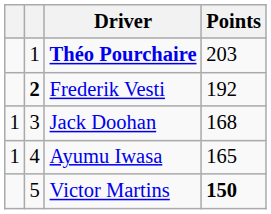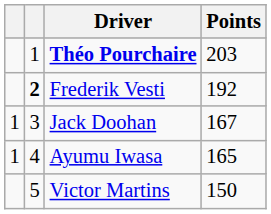(222, 122) 168 -> (222, 122) 167
(222, 190) bold -> (222, 190) normal
